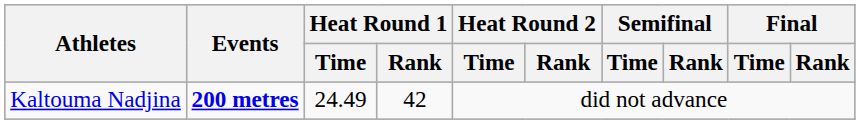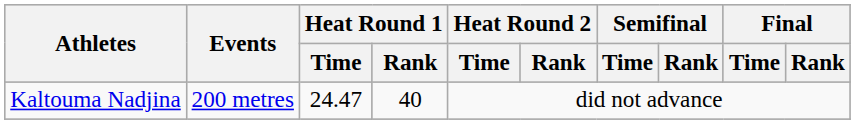(245, 100) bold -> (243, 100) normal
(341, 100) 24.49 -> (336, 100) 24.47
(415, 100) 42 -> (410, 100) 40
